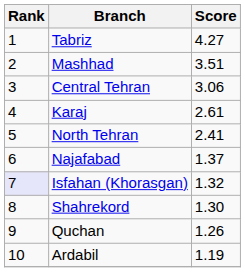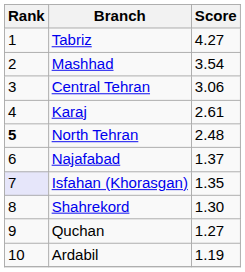(210, 64) 3.51 -> (210, 64) 3.54
(12, 135) normal -> (12, 135) bold
(210, 135) 2.41 -> (210, 135) 2.48
(210, 183) 1.32 -> (210, 183) 1.35
(210, 231) 1.26 -> (210, 231) 1.27
